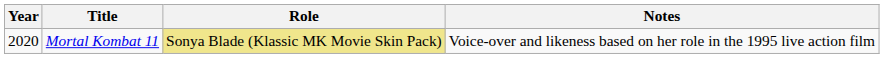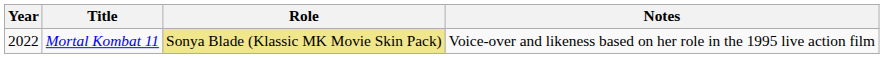(23, 41) 2020 -> (23, 41) 2022
